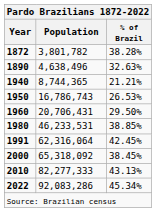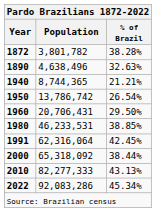(66, 97) 16,786,743 -> (66, 97) 13,786,742
(125, 97) 26.53% -> (125, 97) 26.54%
(125, 156) 38.45% -> (125, 156) 38.44%
